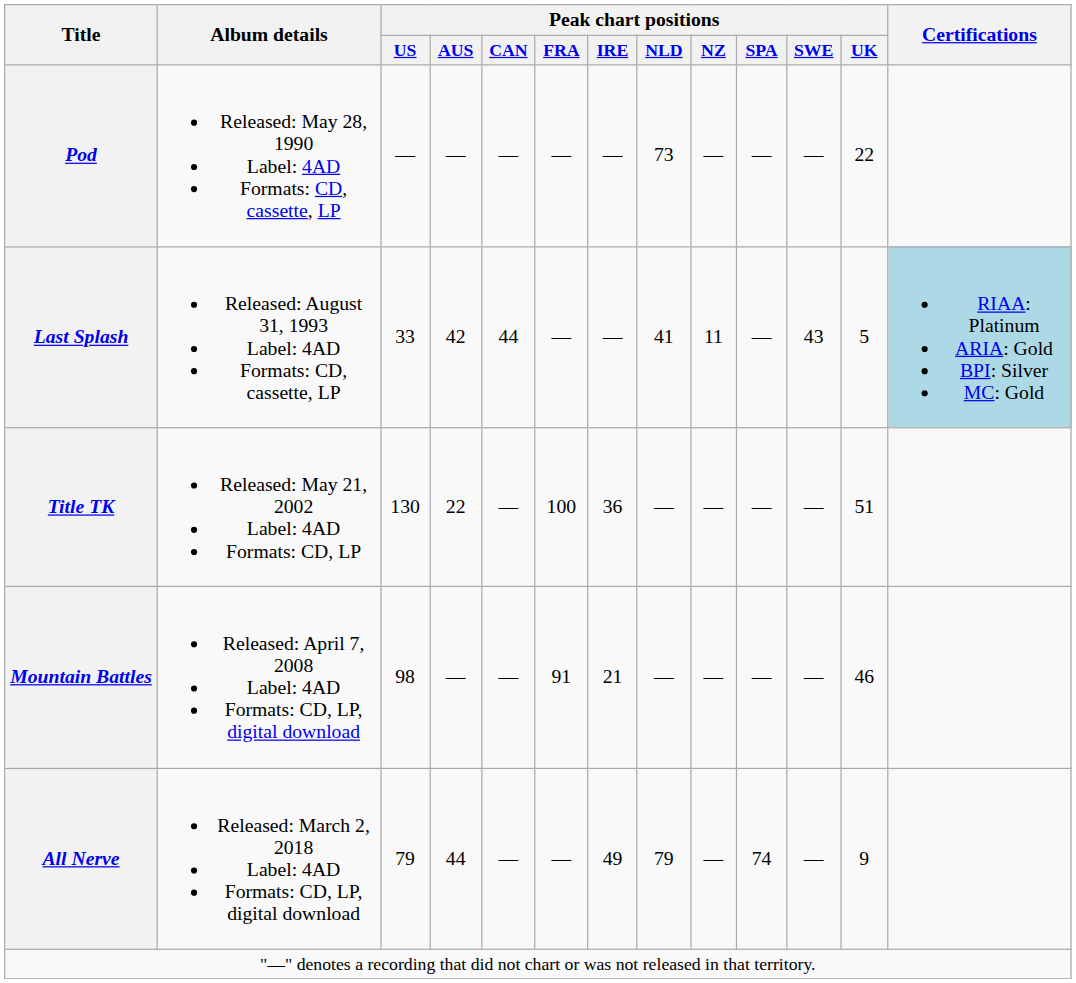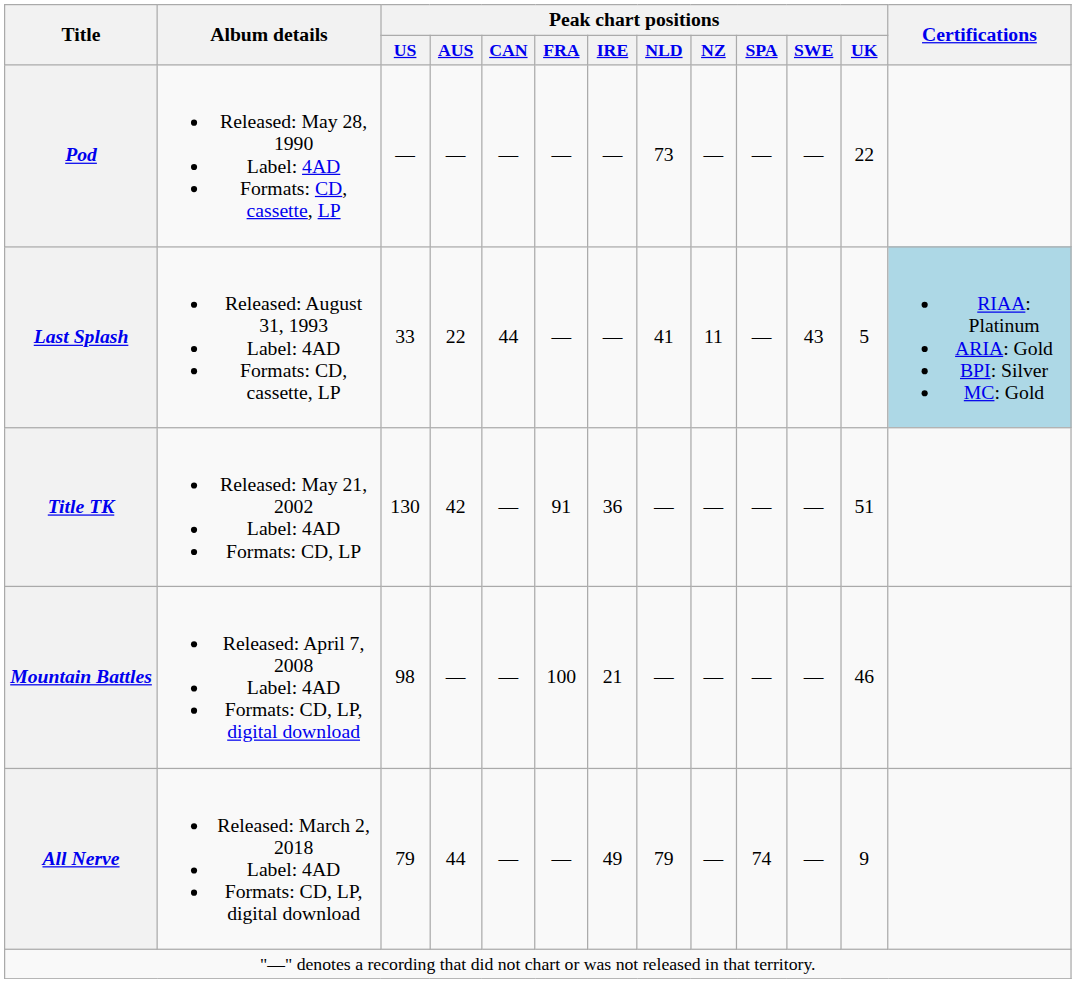(456, 336) 42 -> (456, 336) 22
(456, 507) 22 -> (456, 507) 42
(561, 507) 100 -> (561, 507) 91
(561, 677) 91 -> (561, 677) 100
